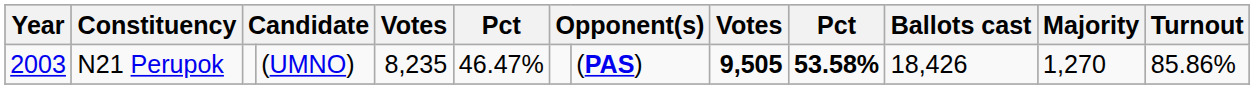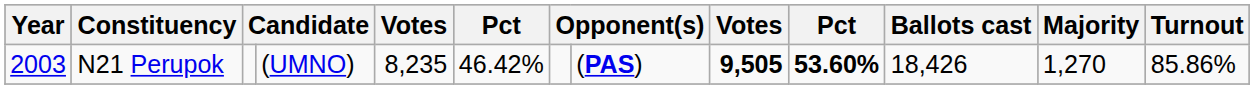(501, 64) 46.47% -> (501, 64) 46.42%
(837, 64) 53.58% -> (837, 64) 53.60%
